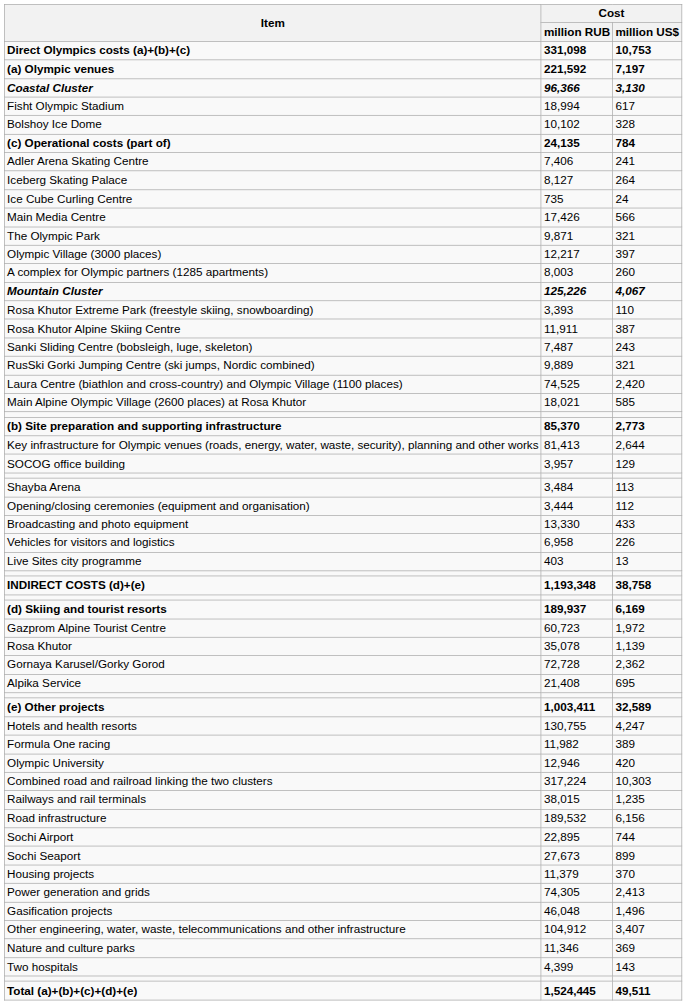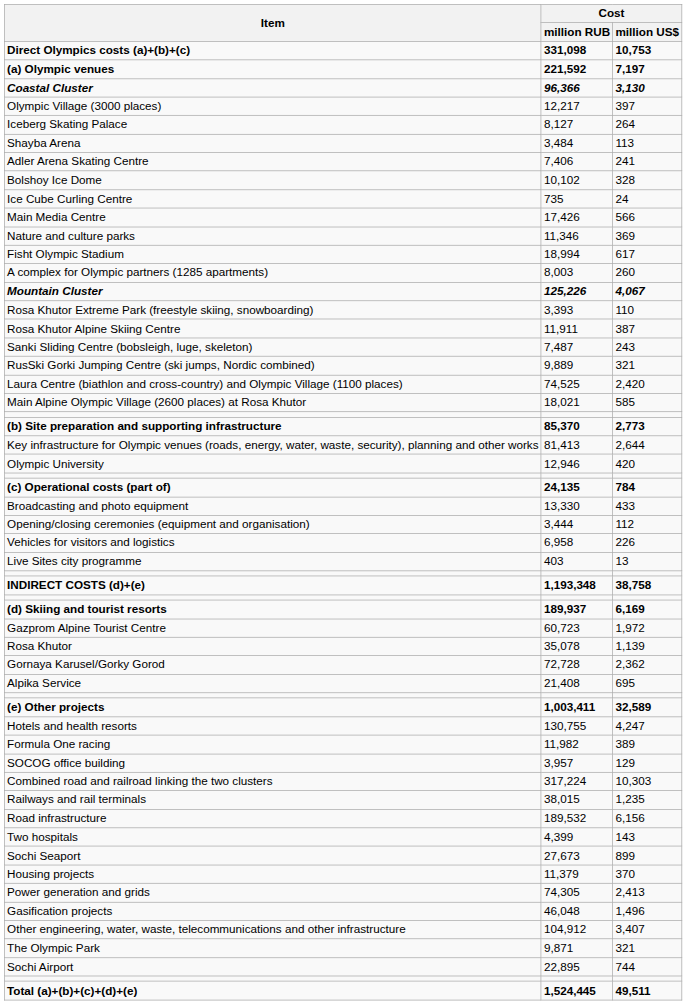rows swapped: (65, 106) <-> (84, 254)
rows swapped: (54, 124) <-> (67, 180)
rows swapped: (44, 487) <-> (89, 143)
rows swapped: (53, 236) <-> (71, 948)
rows swapped: (66, 463) <-> (55, 763)
rows swapped: (158, 506) <-> (98, 524)
rows swapped: (40, 837) <-> (42, 966)
